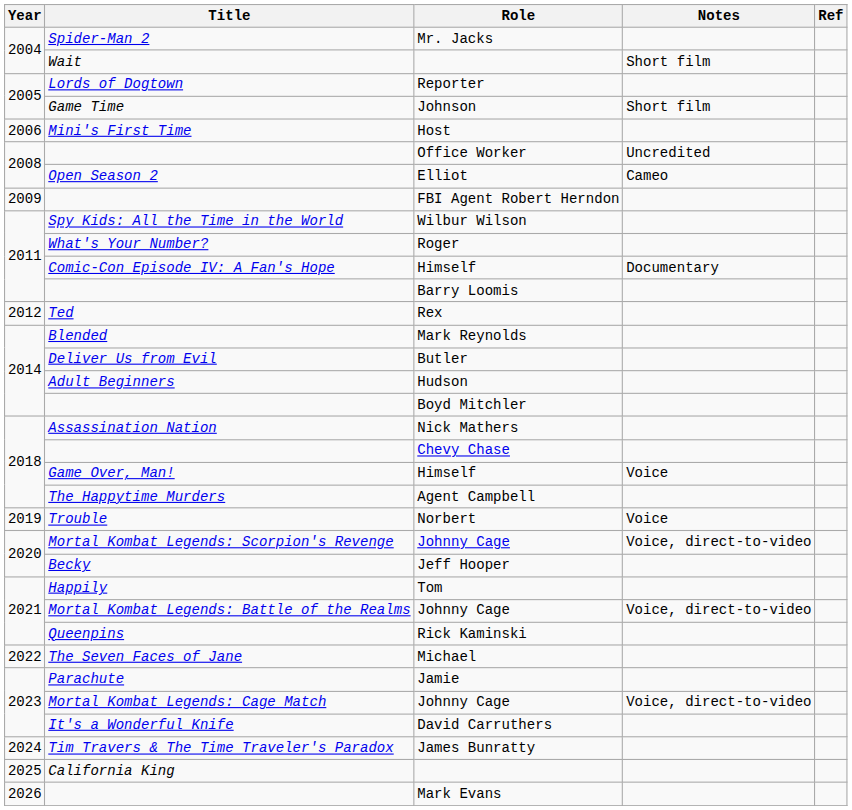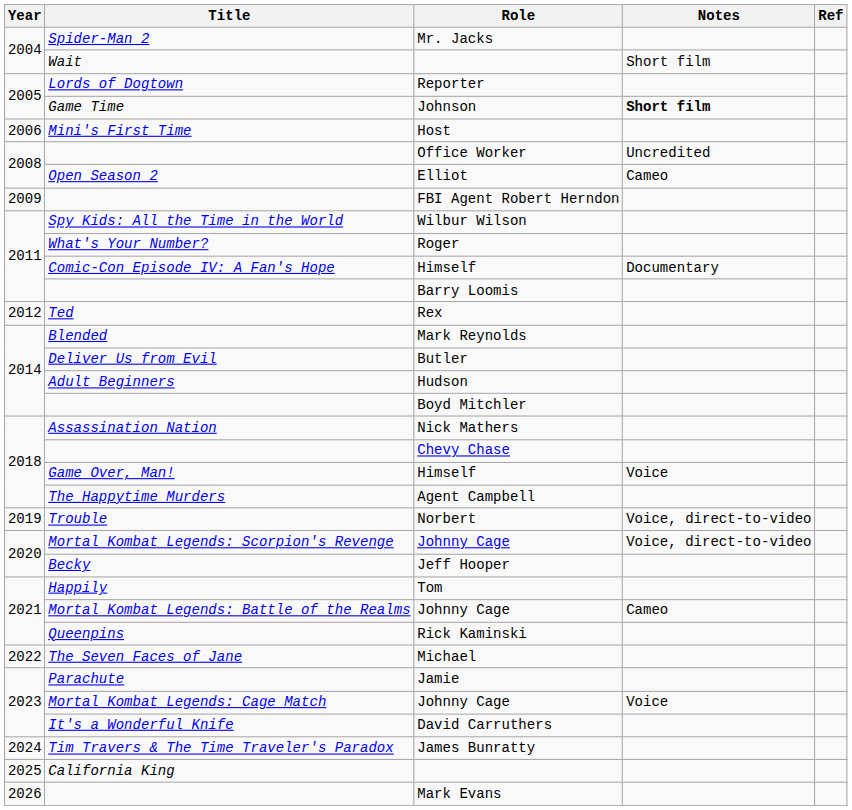(668, 108) normal -> (668, 108) bold
(647, 519) Voice -> (719, 519) Voice, direct-to-video
(719, 611) Voice, direct-to-video -> (647, 611) Cameo
(719, 702) Voice, direct-to-video -> (647, 702) Voice
